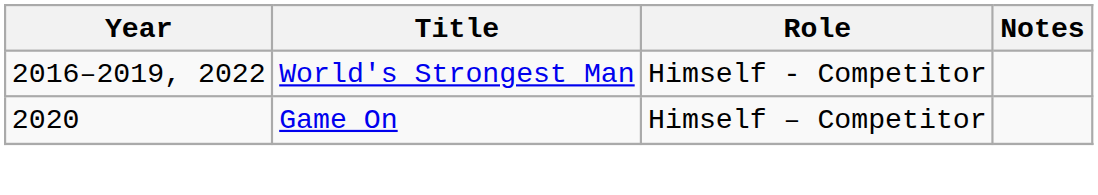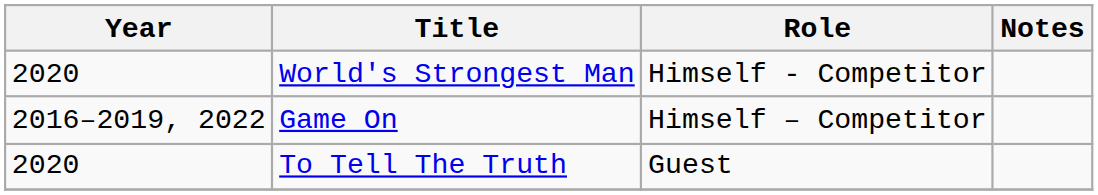(139, 74) 2016–2019, 2022 -> (46, 74) 2020
(46, 120) 2020 -> (139, 120) 2016–2019, 2022
+ row: (423, 166)
